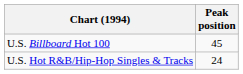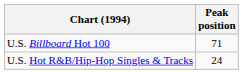(217, 43) 45 -> (217, 43) 71
